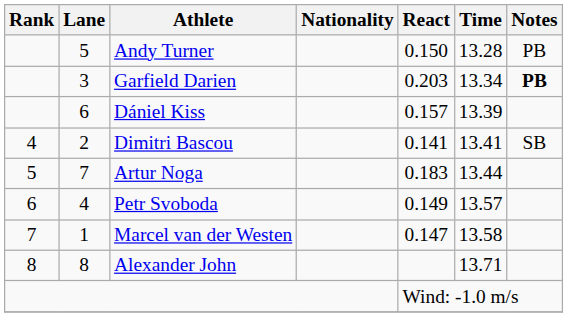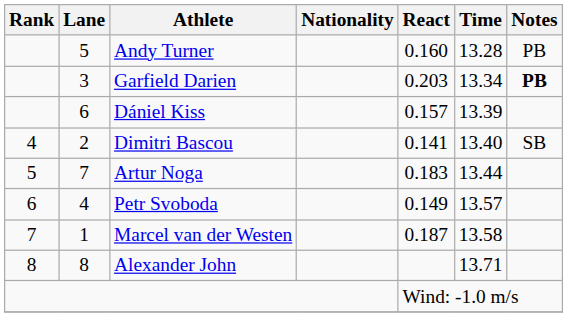(426, 50) 0.150 -> (426, 50) 0.160
(481, 142) 13.41 -> (481, 142) 13.40
(426, 234) 0.147 -> (426, 234) 0.187
